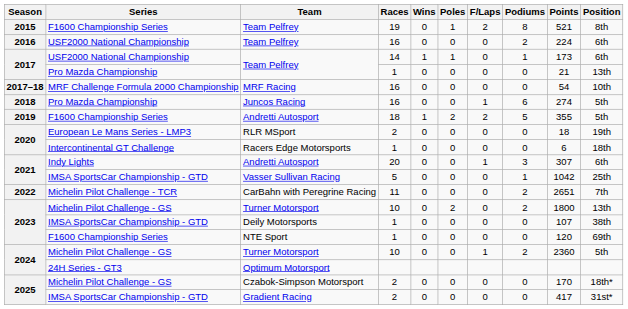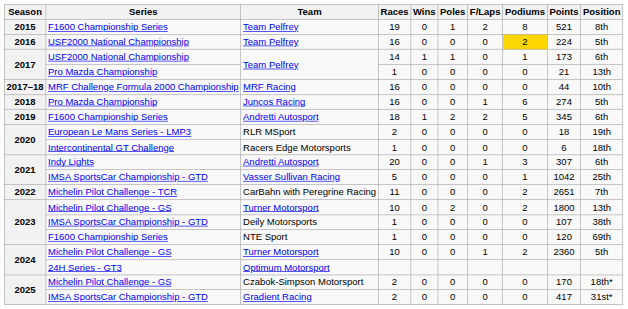(525, 42) no background -> (525, 42) gold background
(602, 42) 6th -> (602, 42) 5th
(564, 87) 54 -> (564, 87) 44
(564, 117) 355 -> (564, 117) 345
(602, 117) 5th -> (602, 117) 6th
